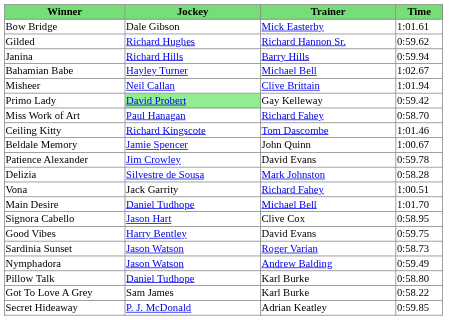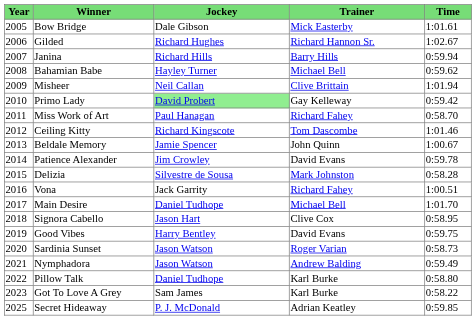+ column: (19, 11)
(413, 41) 0:59.62 -> (442, 41) 1:02.67
(413, 71) 1:02.67 -> (442, 71) 0:59.62
